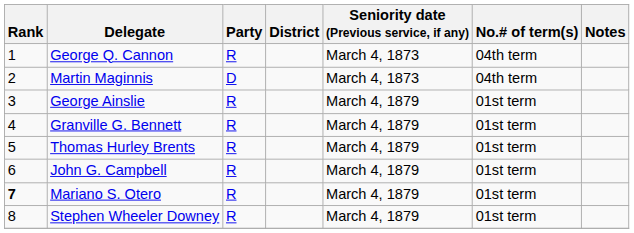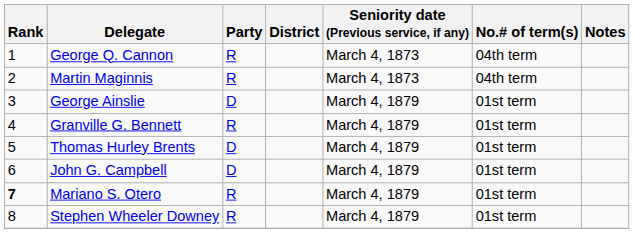(231, 78) D -> (231, 78) R
(231, 101) R -> (231, 101) D
(231, 147) R -> (231, 147) D
(231, 170) R -> (231, 170) D
